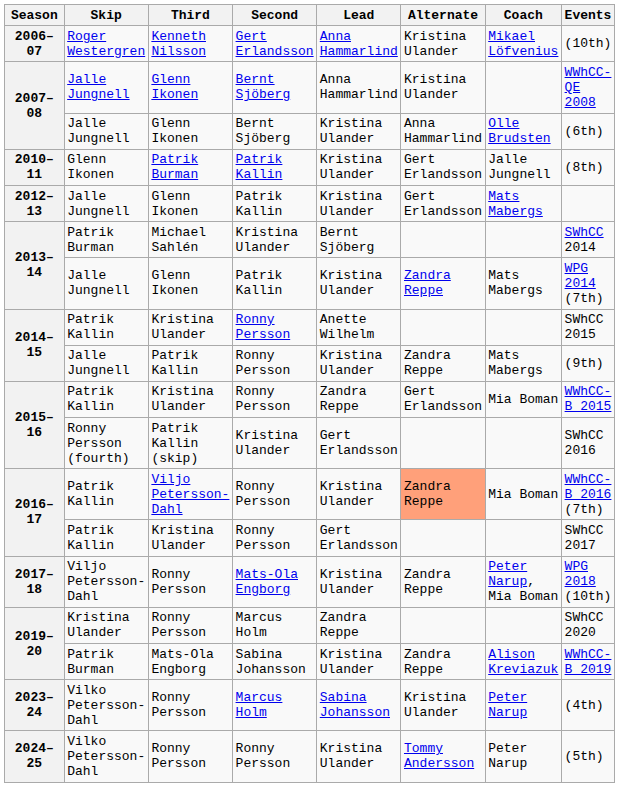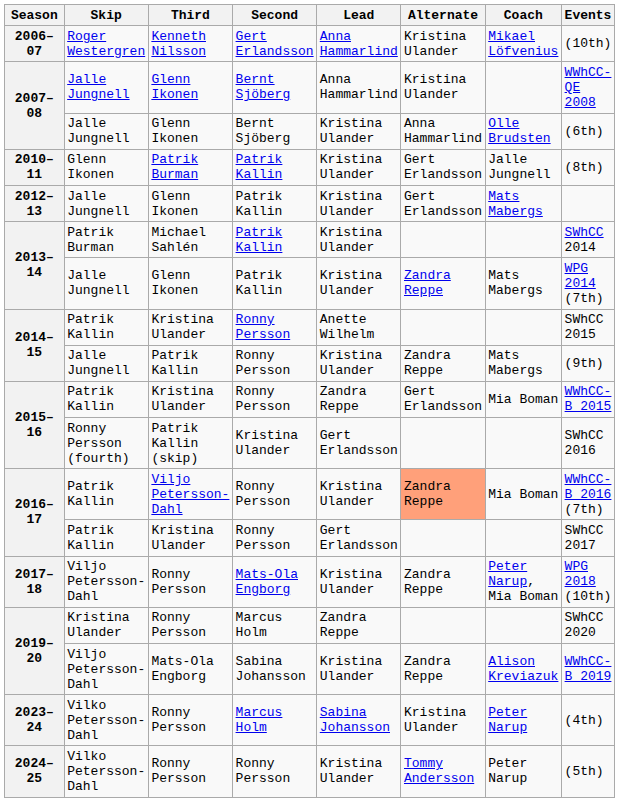(267, 240) Kristina Ulander -> (259, 240) Patrik Kallin
(347, 240) Bernt Sjöberg -> (351, 240) Kristina Ulander
(91, 662) Patrik Burman -> (106, 669) Viljo Petersson-Dahl
